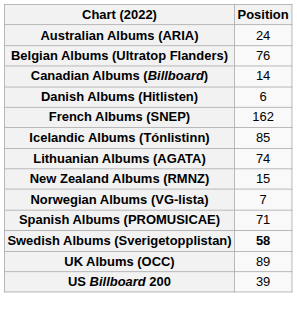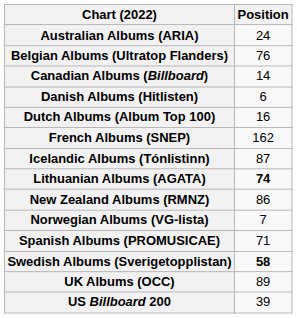+ row: (119, 117)
(263, 138) 85 -> (263, 158) 87
(263, 158) normal -> (263, 179) bold
(263, 179) 15 -> (263, 199) 86
